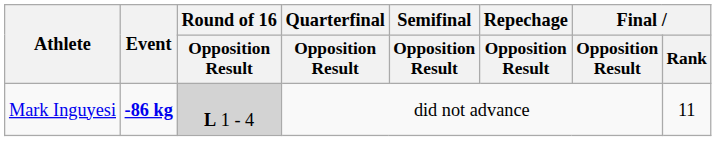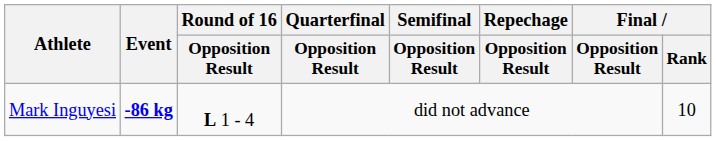(229, 120) lightgrey background -> (229, 120) no background
(687, 109) 11 -> (687, 109) 10
